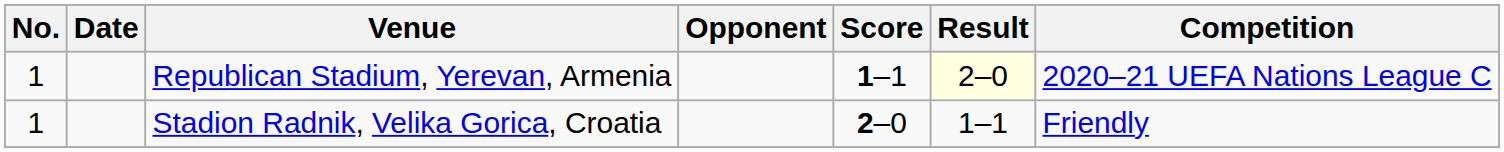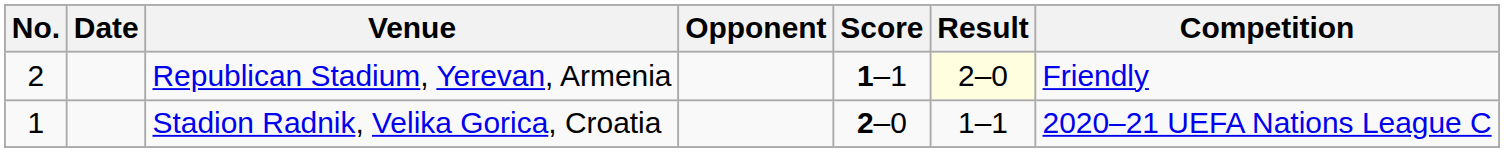(36, 75) 1 -> (36, 75) 2
(1267, 75) 2020–21 UEFA Nations League C -> (1096, 75) Friendly
(1096, 123) Friendly -> (1267, 123) 2020–21 UEFA Nations League C
